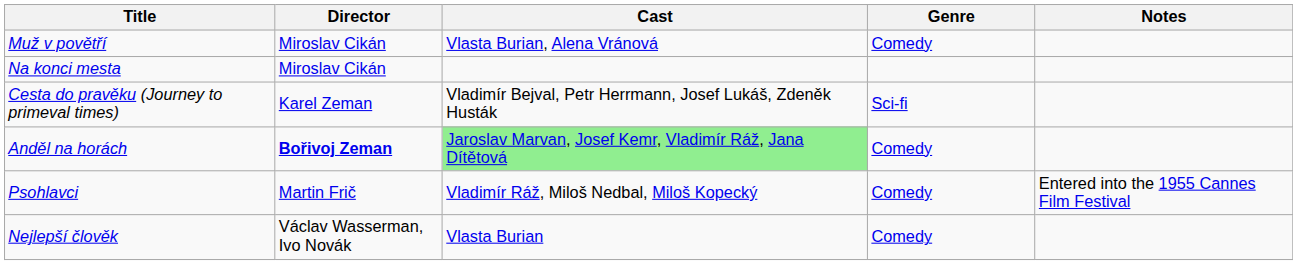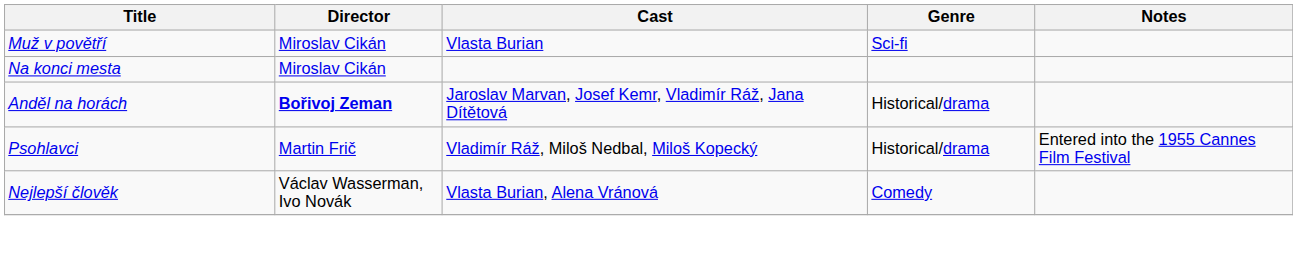(552, 43) Vlasta Burian, Alena Vránová -> (495, 43) Vlasta Burian
(902, 43) Comedy -> (890, 43) Sci-fi
- row: (115, 104)
(625, 148) lightgreen background -> (625, 104) no background
(902, 148) Comedy -> (930, 104) Historical/drama
(902, 192) Comedy -> (930, 148) Historical/drama
(495, 236) Vlasta Burian -> (552, 192) Vlasta Burian, Alena Vránová
